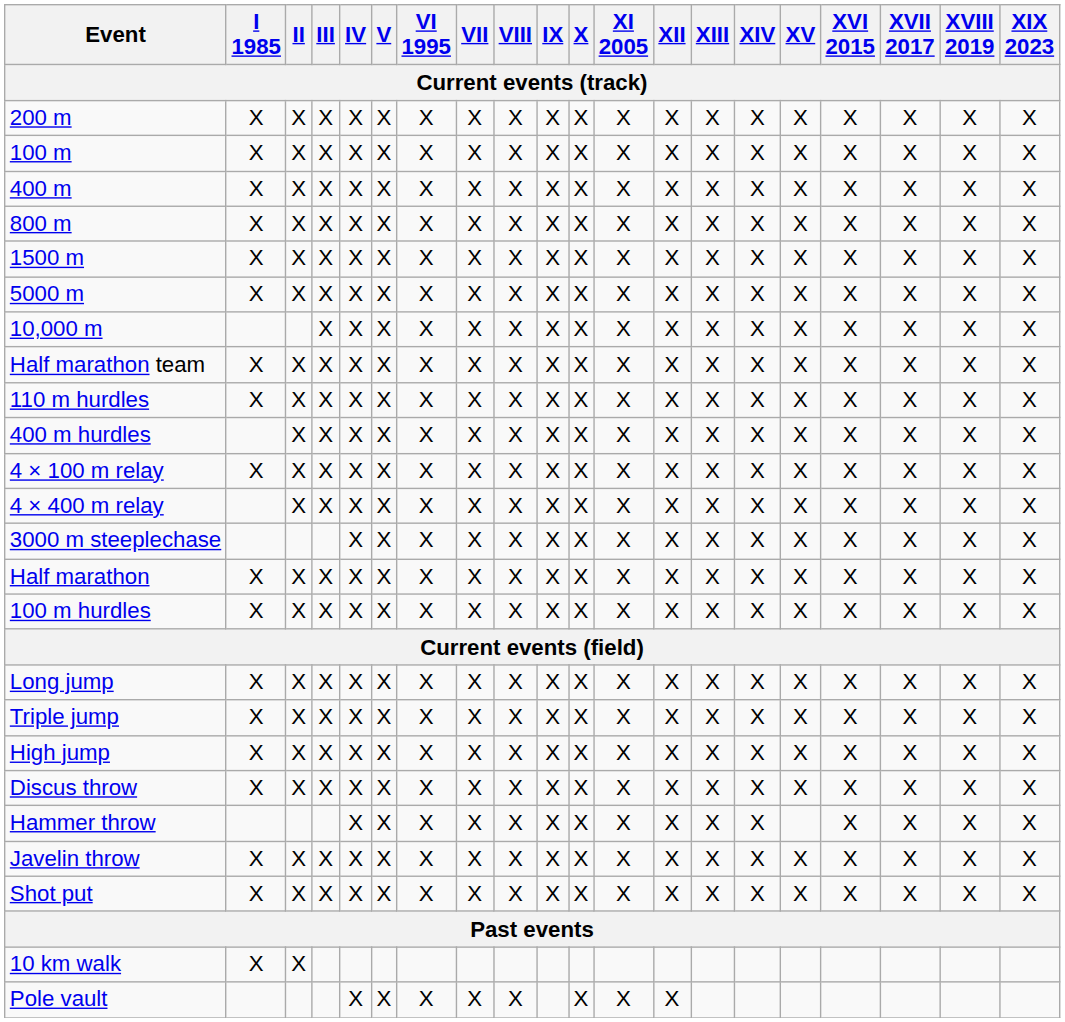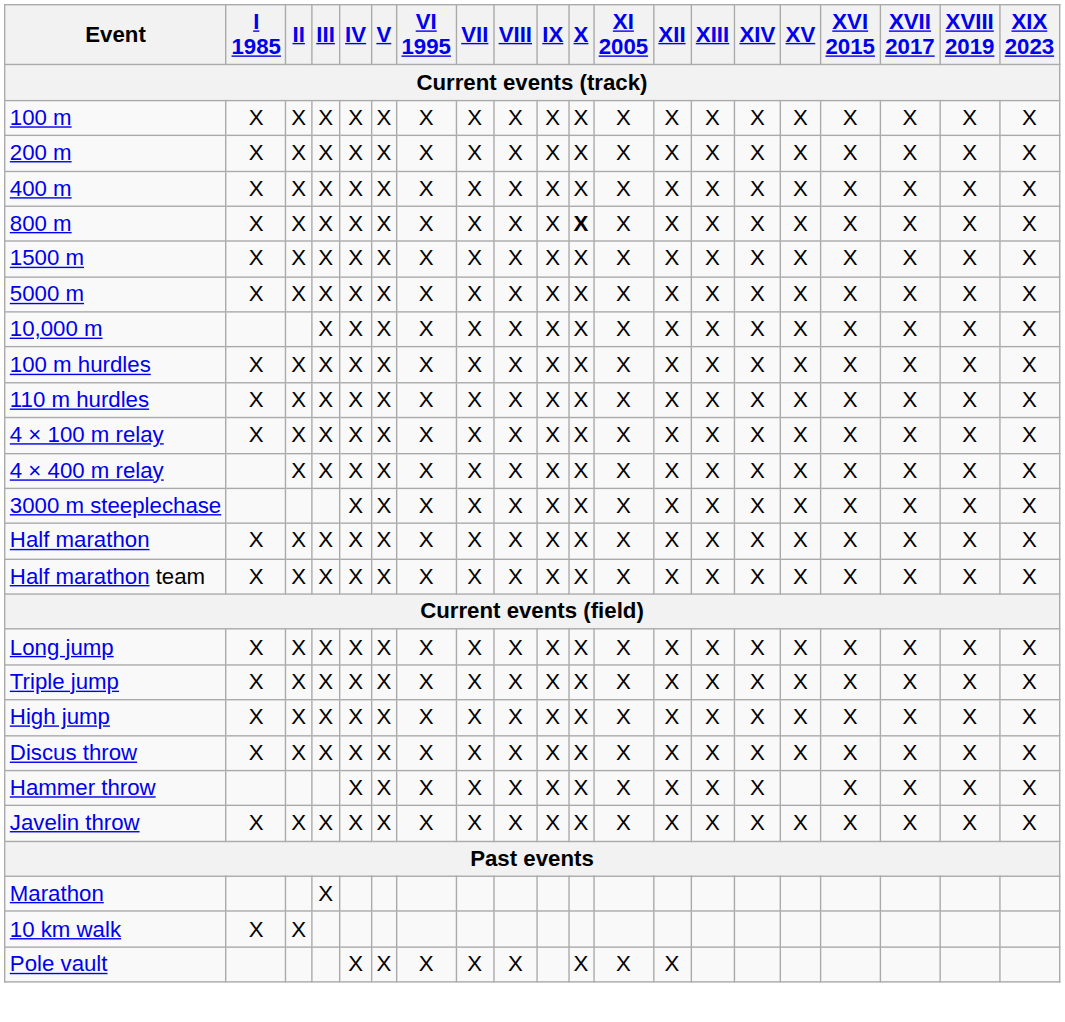rows swapped: (41, 152) <-> (41, 117)
(581, 223) normal -> (581, 223) bold
rows swapped: (80, 611) <-> (107, 364)
- row: (80, 435)
- row: (51, 893)
+ row: (57, 893)
